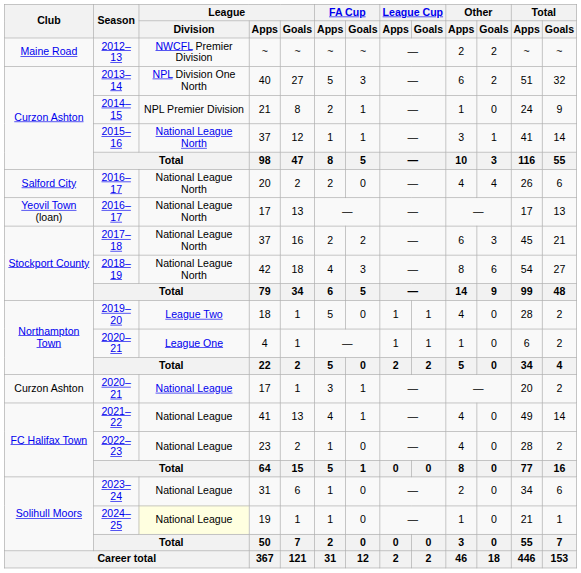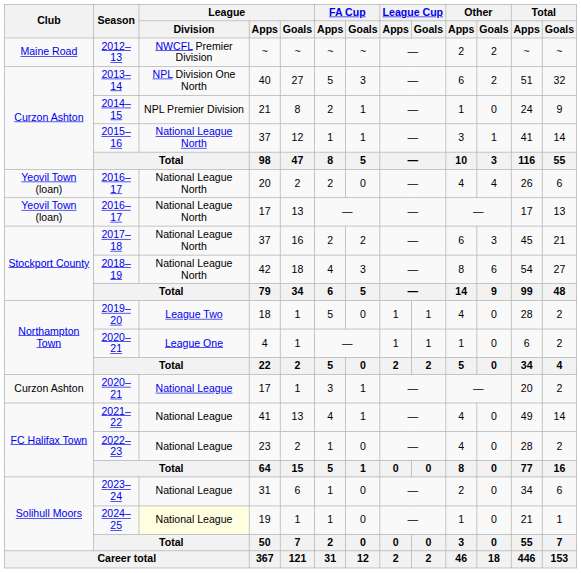(49, 183) Salford City -> (49, 183) Yeovil Town (loan)
